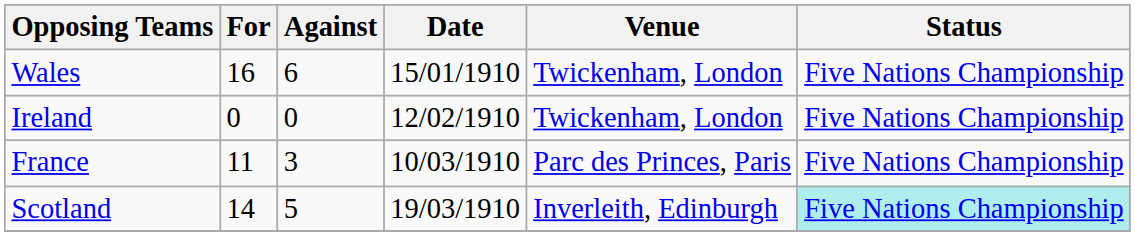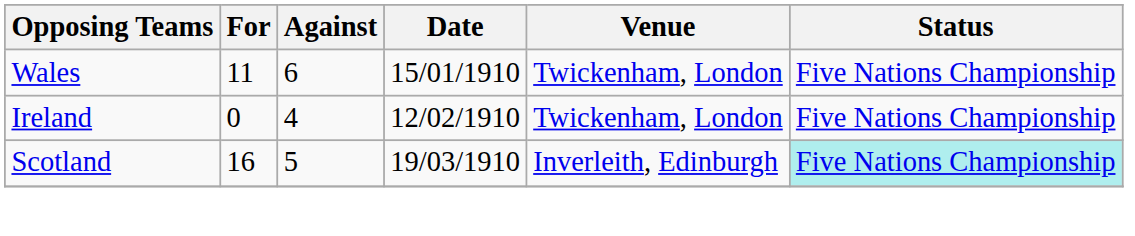(241, 72) 16 -> (240, 72) 11
(291, 117) 0 -> (291, 117) 4
- row: (50, 162)
(241, 207) 14 -> (241, 162) 16
